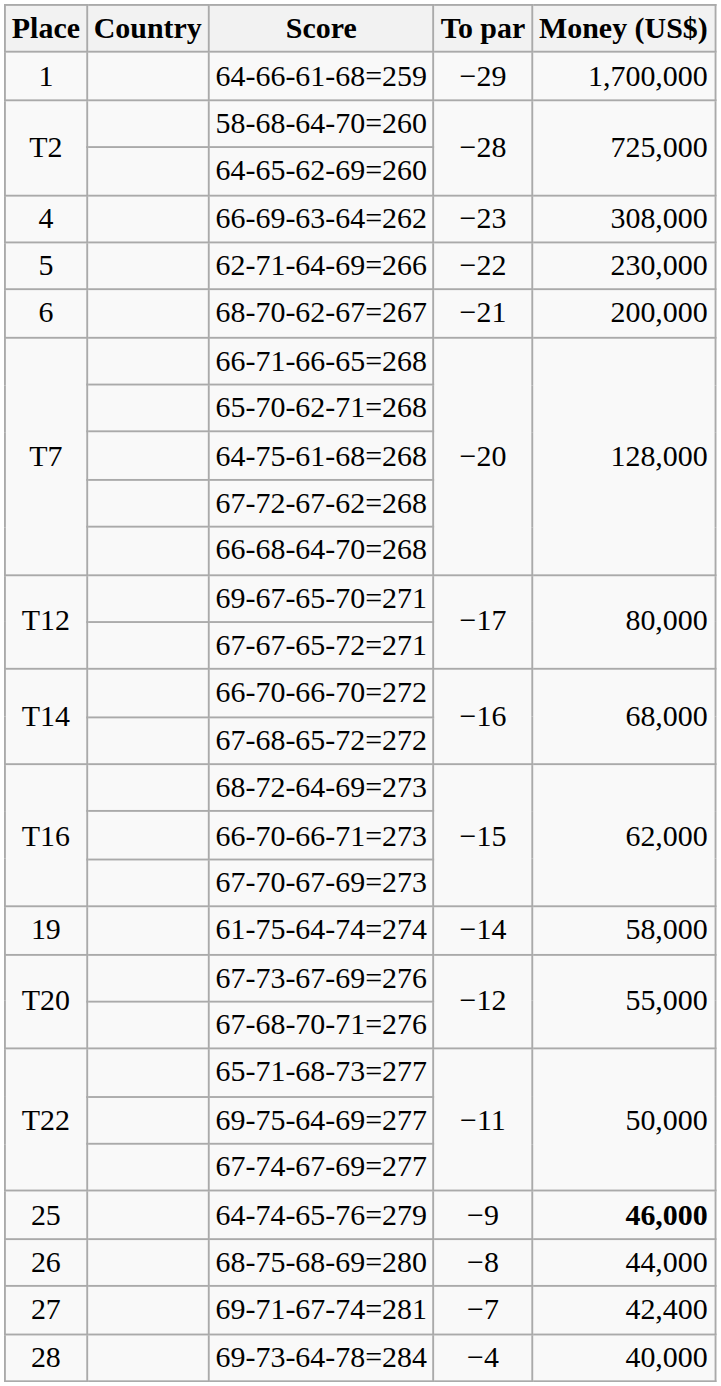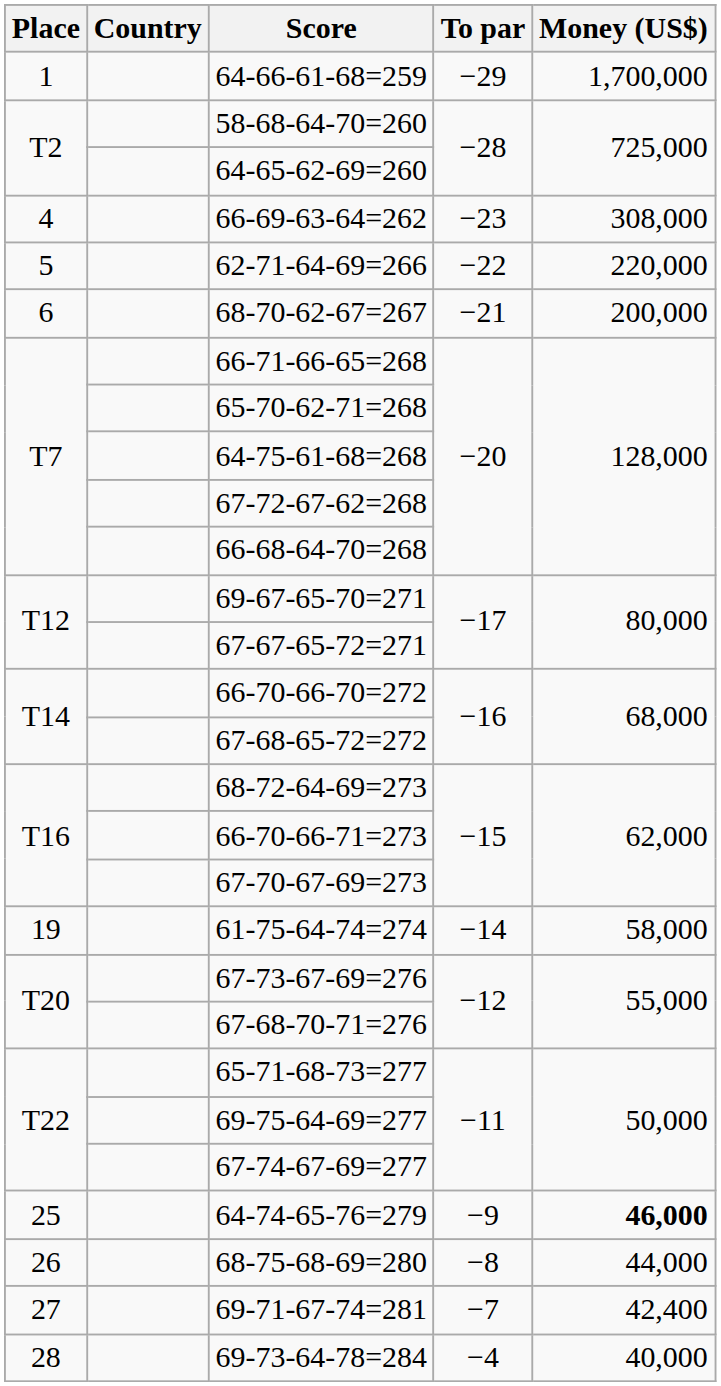(659, 265) 230,000 -> (659, 265) 220,000
